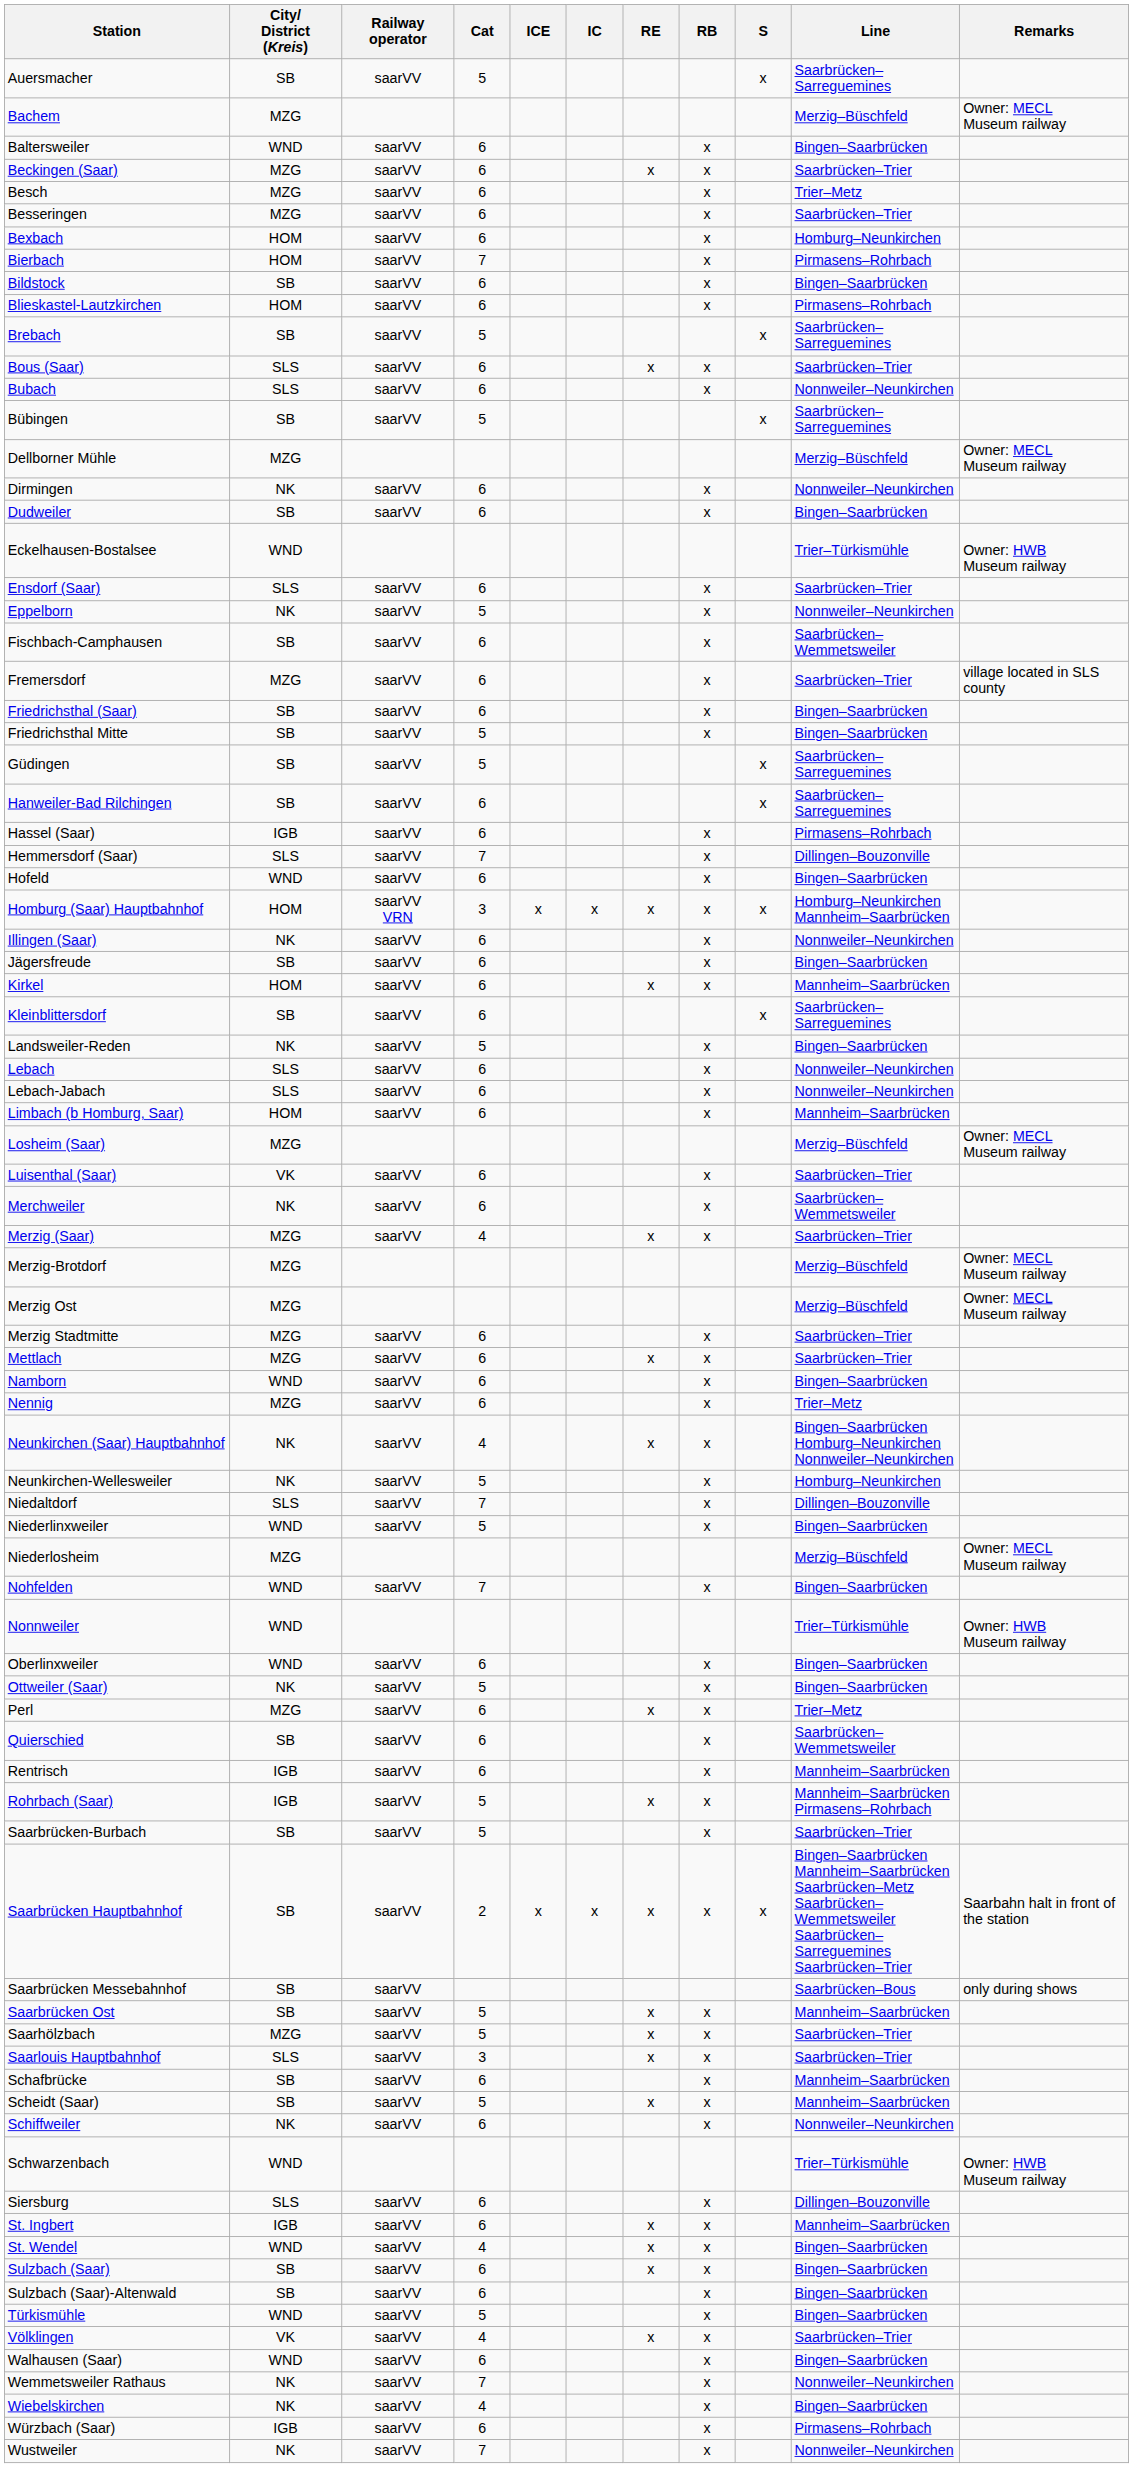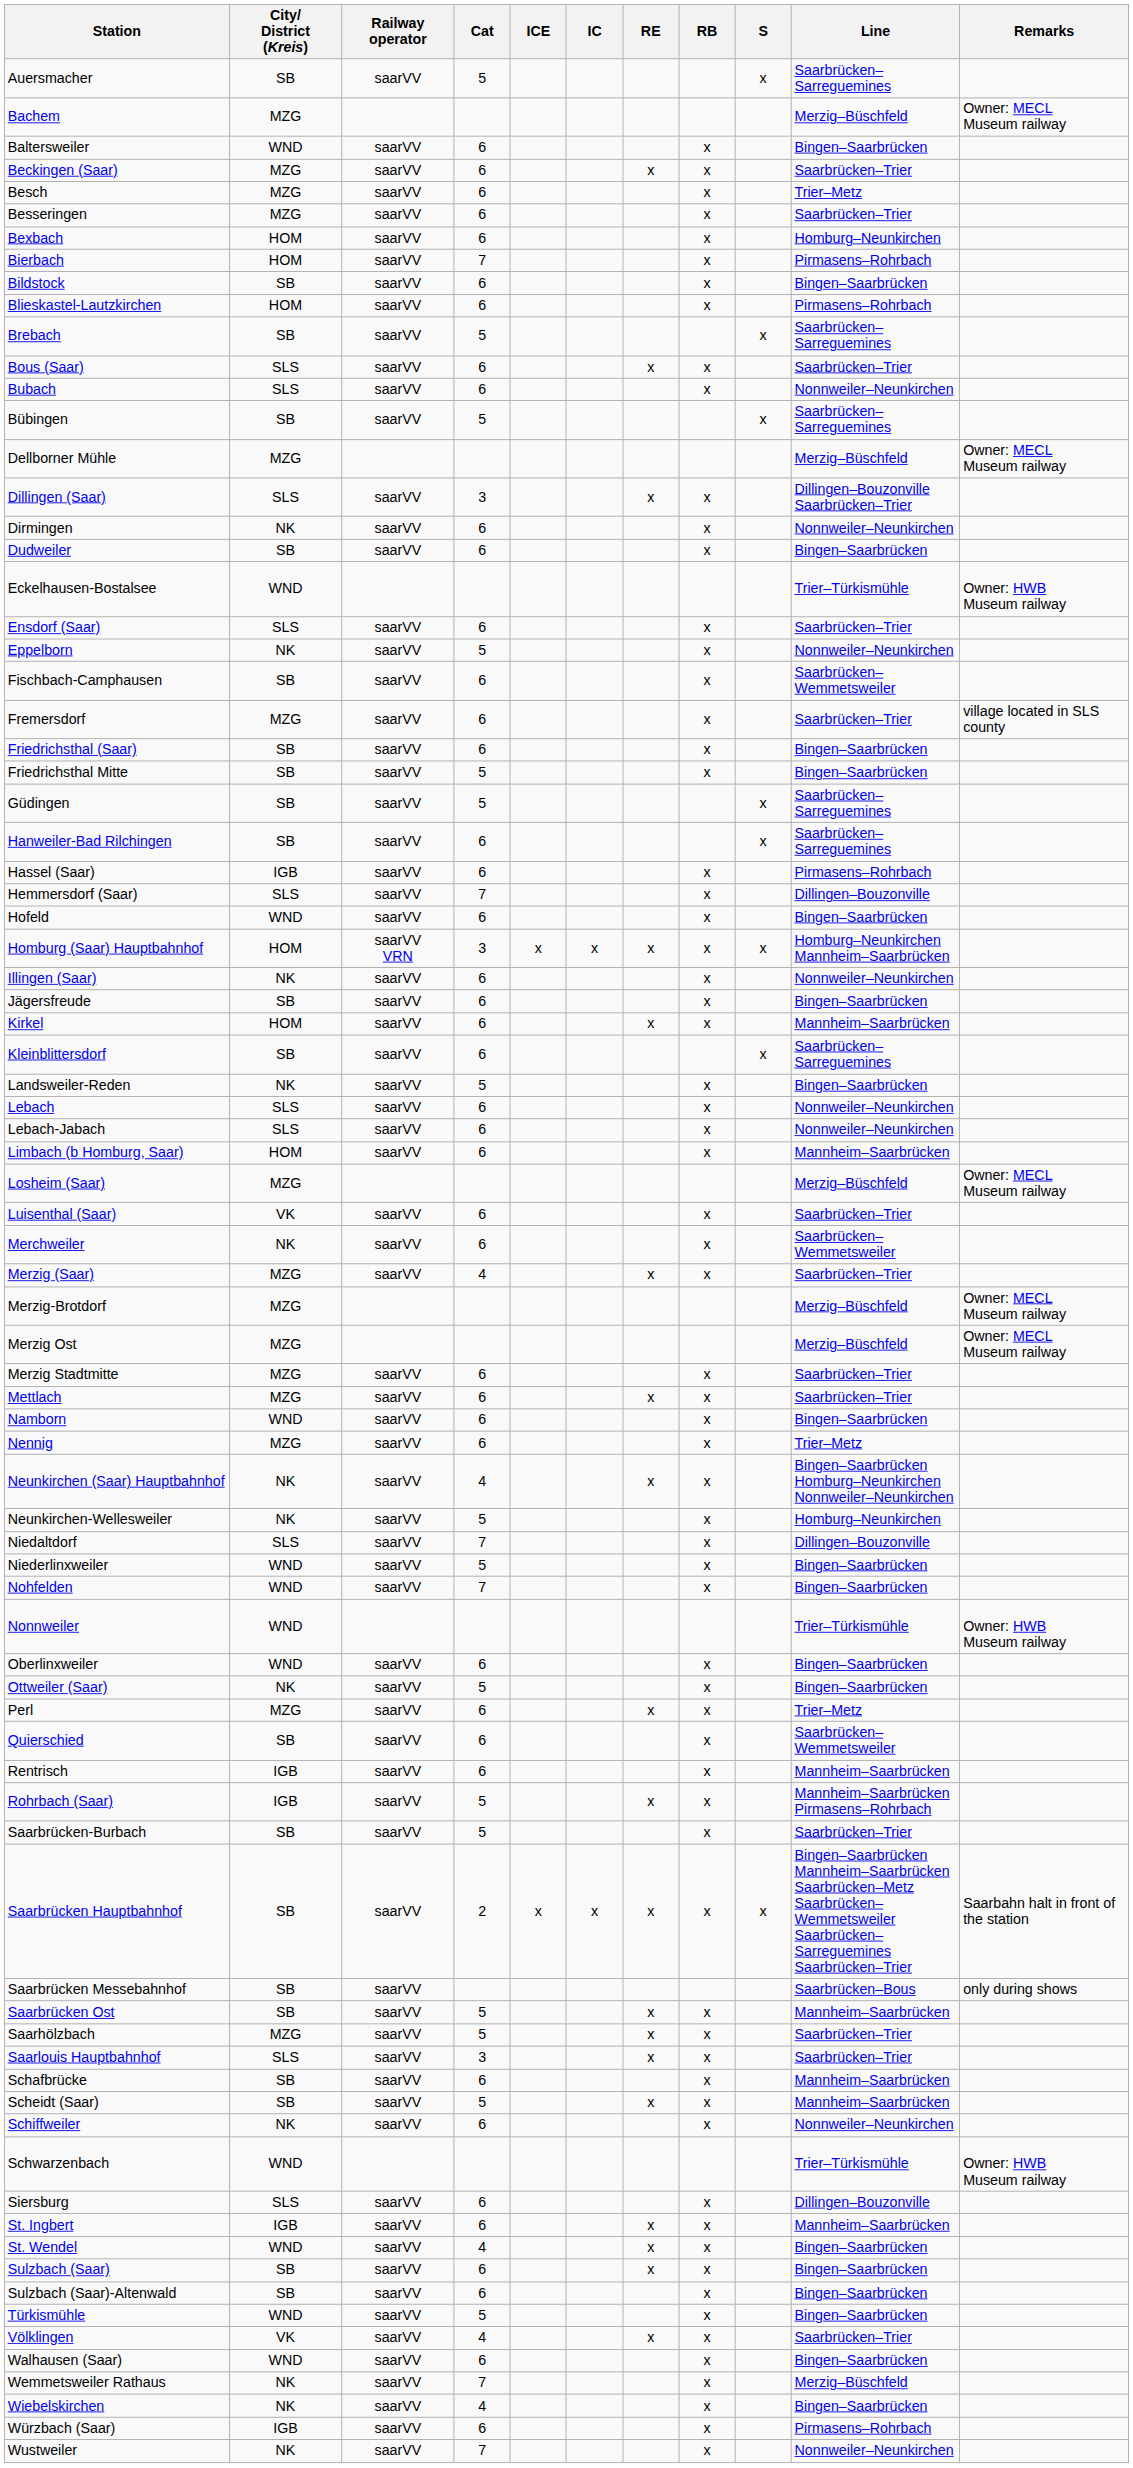+ row: (57, 497)
- row: (53, 1557)
(874, 2383) Nonnweiler–Neunkirchen -> (851, 2383) Merzig–Büschfeld
